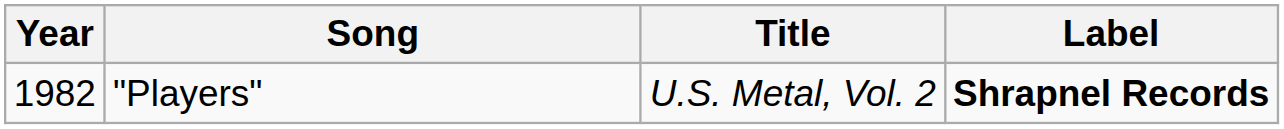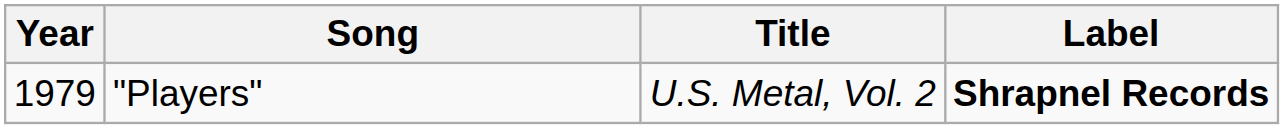(55, 92) 1982 -> (55, 92) 1979
